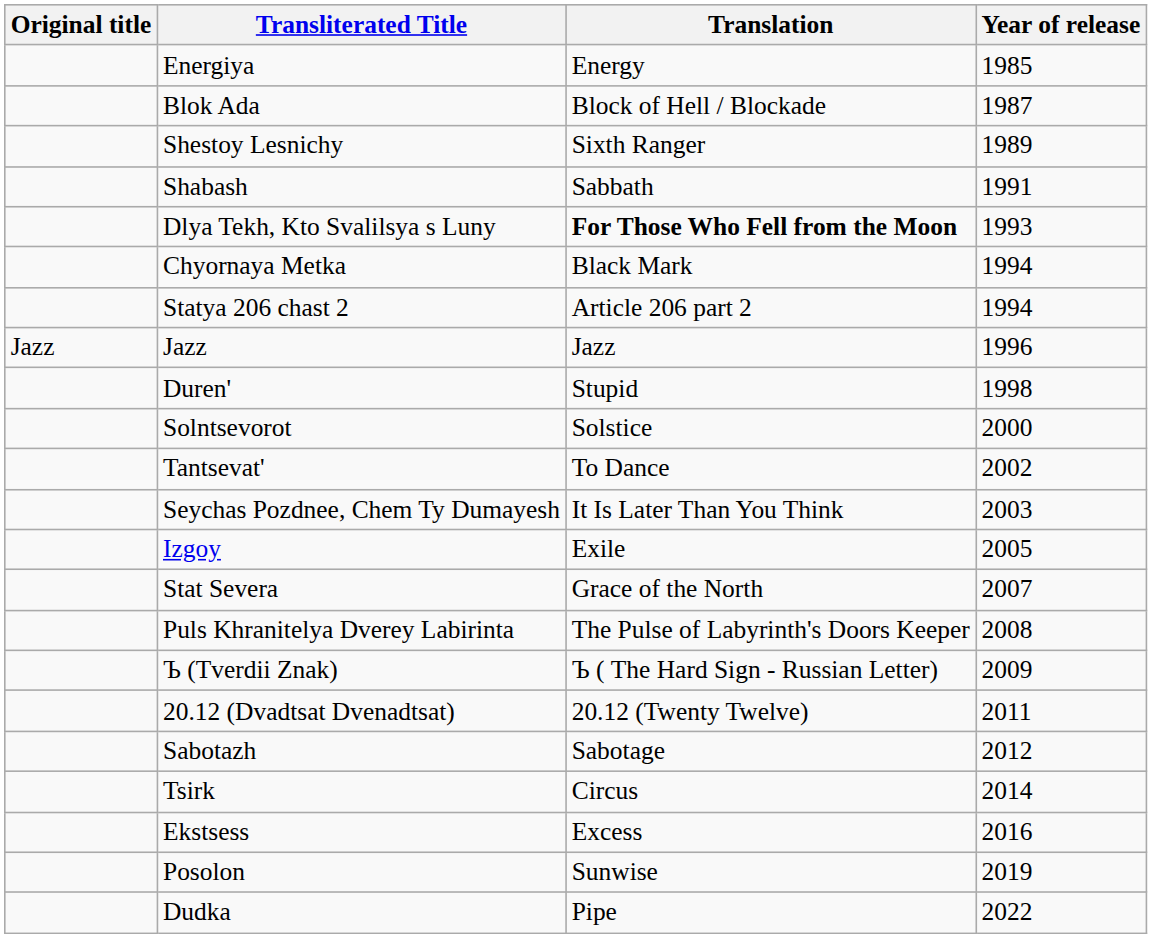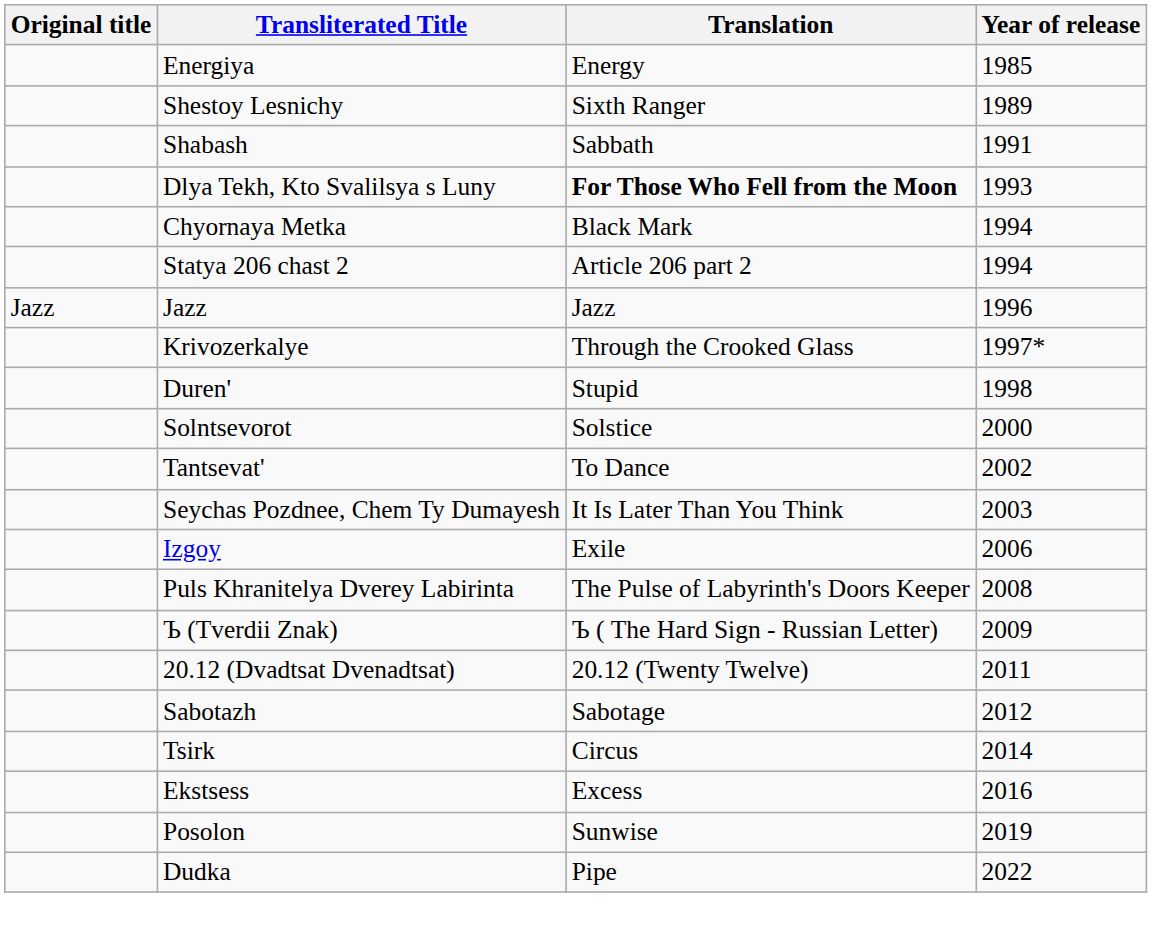- row: (211, 105)
+ row: (236, 347)
(1007, 549) 2005 -> (1007, 549) 2006
- row: (221, 589)
